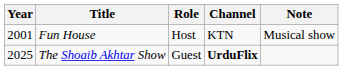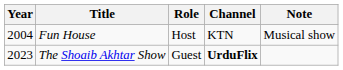(20, 34) 2001 -> (20, 34) 2004
(20, 55) 2025 -> (20, 55) 2023
